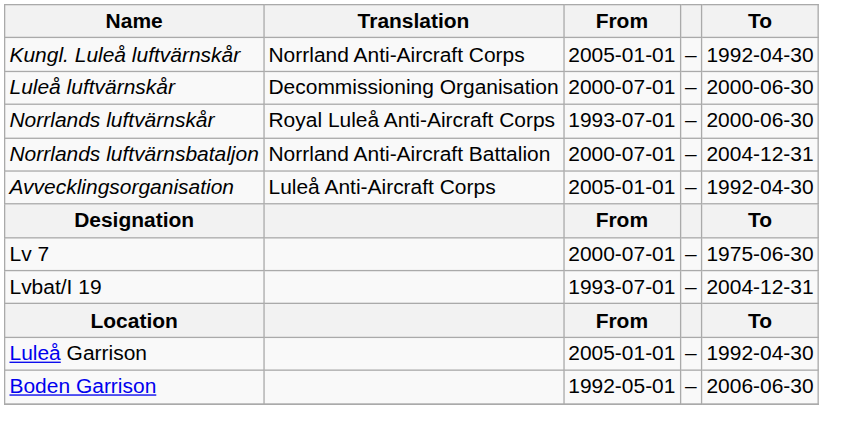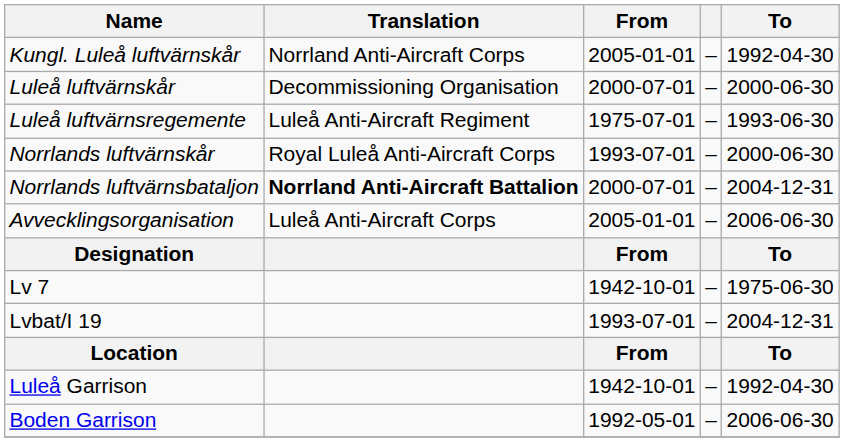+ row: (128, 120)
(409, 154) normal -> (424, 187) bold
(760, 187) 1992-04-30 -> (780, 220) 2006-06-30
(622, 253) 2000-07-01 -> (642, 287) 1942-10-01
(622, 353) 2005-01-01 -> (642, 386) 1942-10-01
